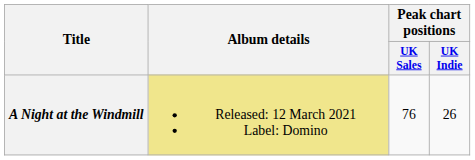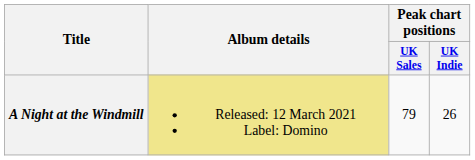(409, 115) 76 -> (409, 115) 79
